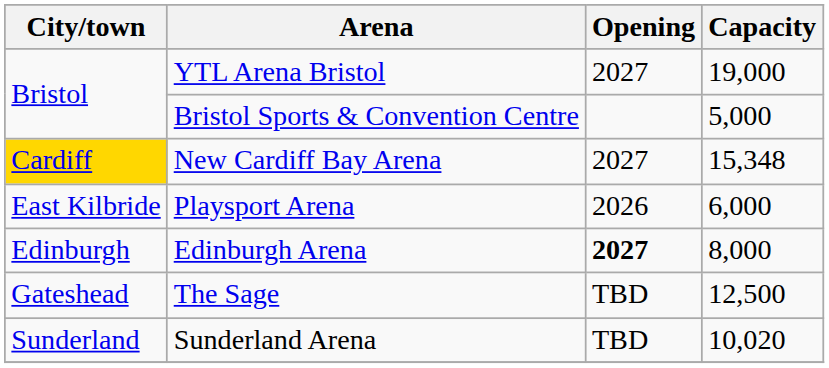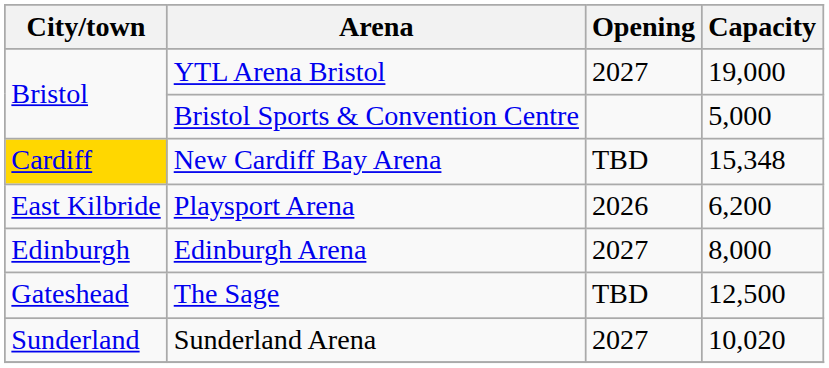(620, 160) 2027 -> (620, 160) TBD
(740, 205) 6,000 -> (740, 205) 6,200
(620, 250) bold -> (620, 250) normal
(620, 339) TBD -> (620, 339) 2027
